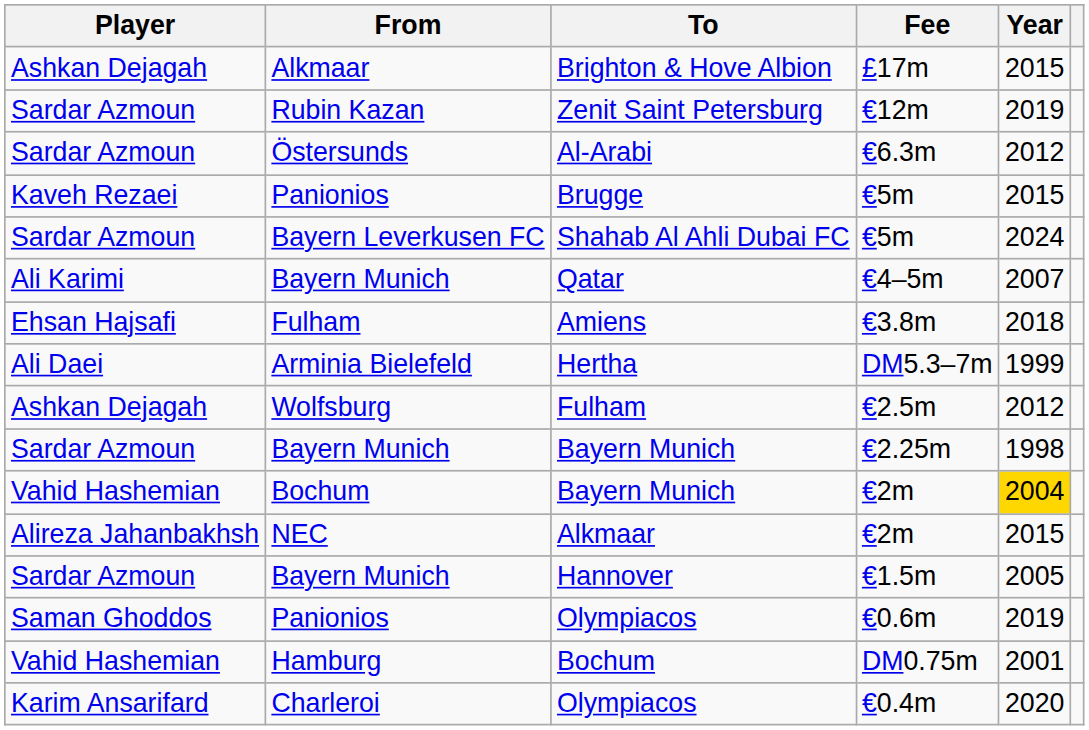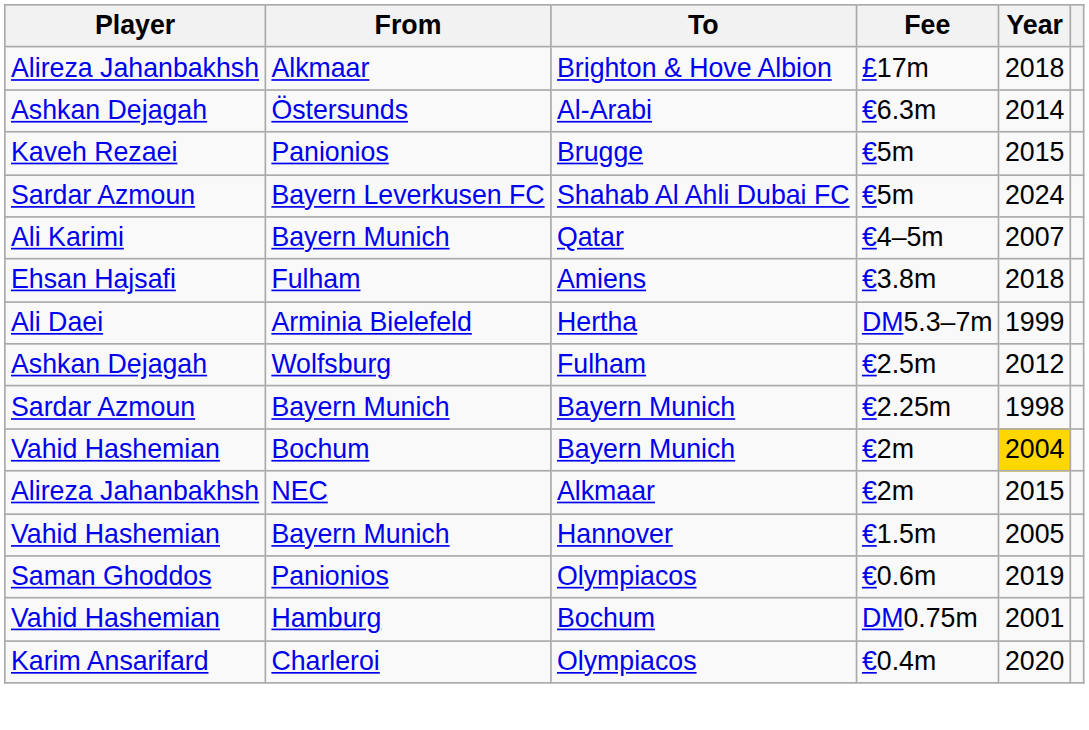(109, 68) Ashkan Dejagah -> (135, 68) Alireza Jahanbakhsh
(1035, 68) 2015 -> (1035, 68) 2018
- row: (690, 110)
(103, 152) Sardar Azmoun -> (109, 110) Ashkan Dejagah
(1035, 152) 2012 -> (1035, 110) 2014
(103, 576) Sardar Azmoun -> (115, 534) Vahid Hashemian
